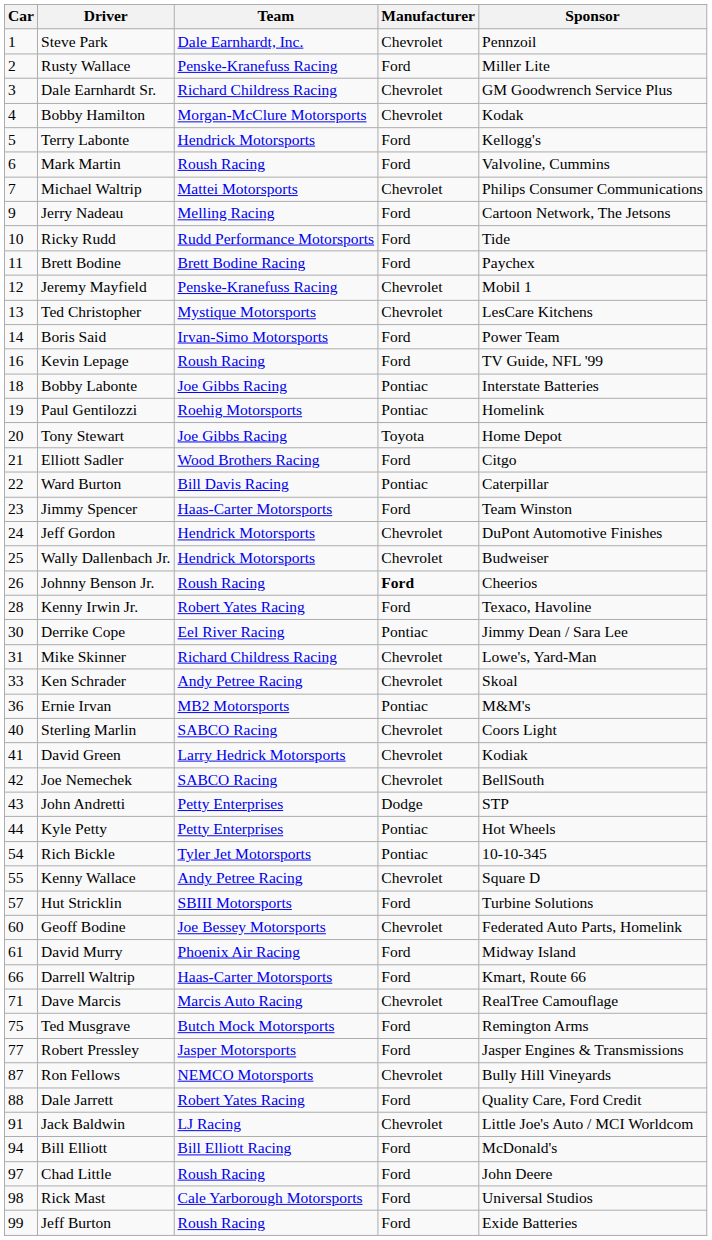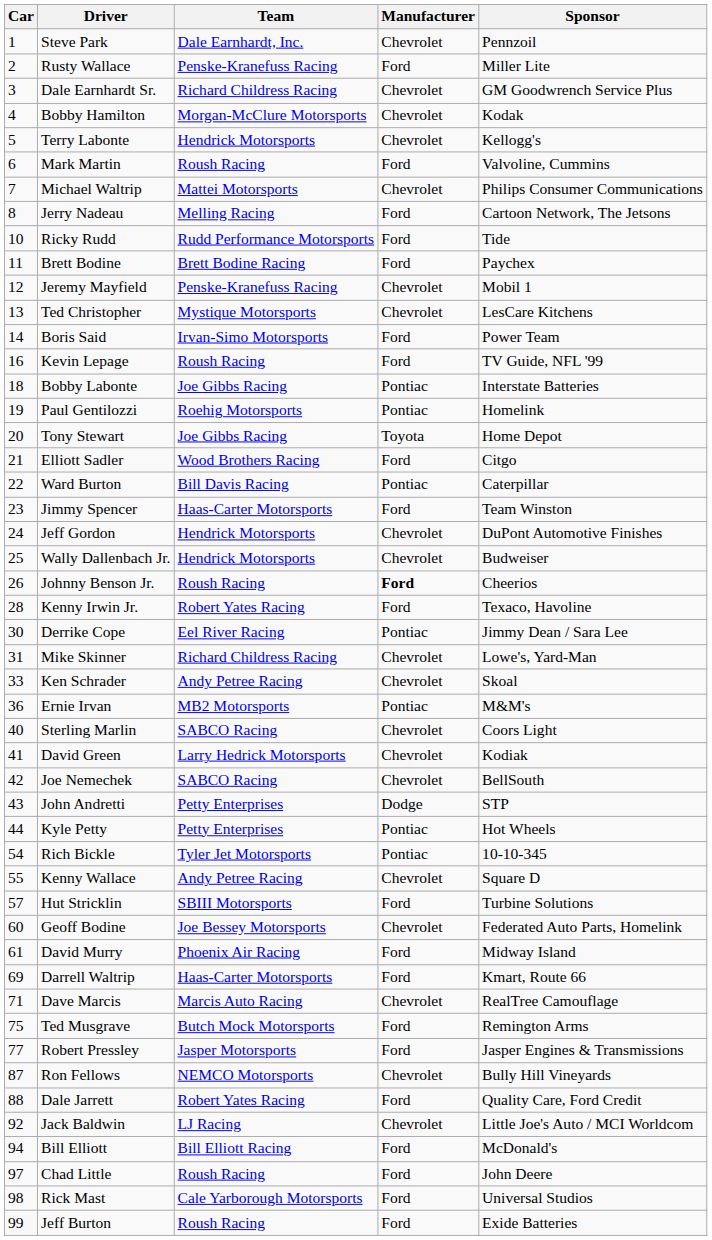(396, 139) Ford -> (412, 139) Chevrolet
(12, 213) 9 -> (12, 213) 8
(16, 976) 66 -> (16, 976) 69
(16, 1124) 91 -> (16, 1124) 92
